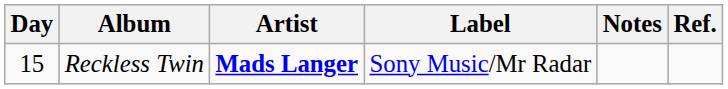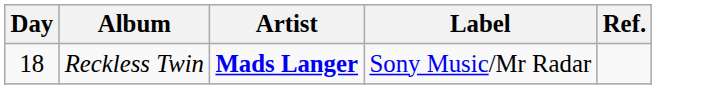- column: (632, 24)
(32, 63) 15 -> (32, 63) 18
